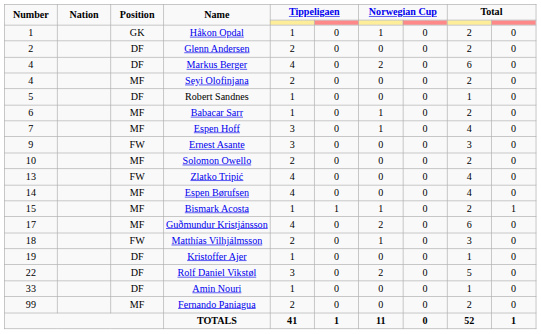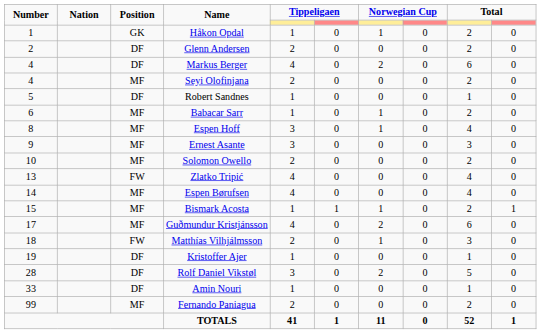(31, 129) 7 -> (31, 129) 8
(137, 145) FW -> (137, 145) MF
(31, 272) 22 -> (31, 272) 28
